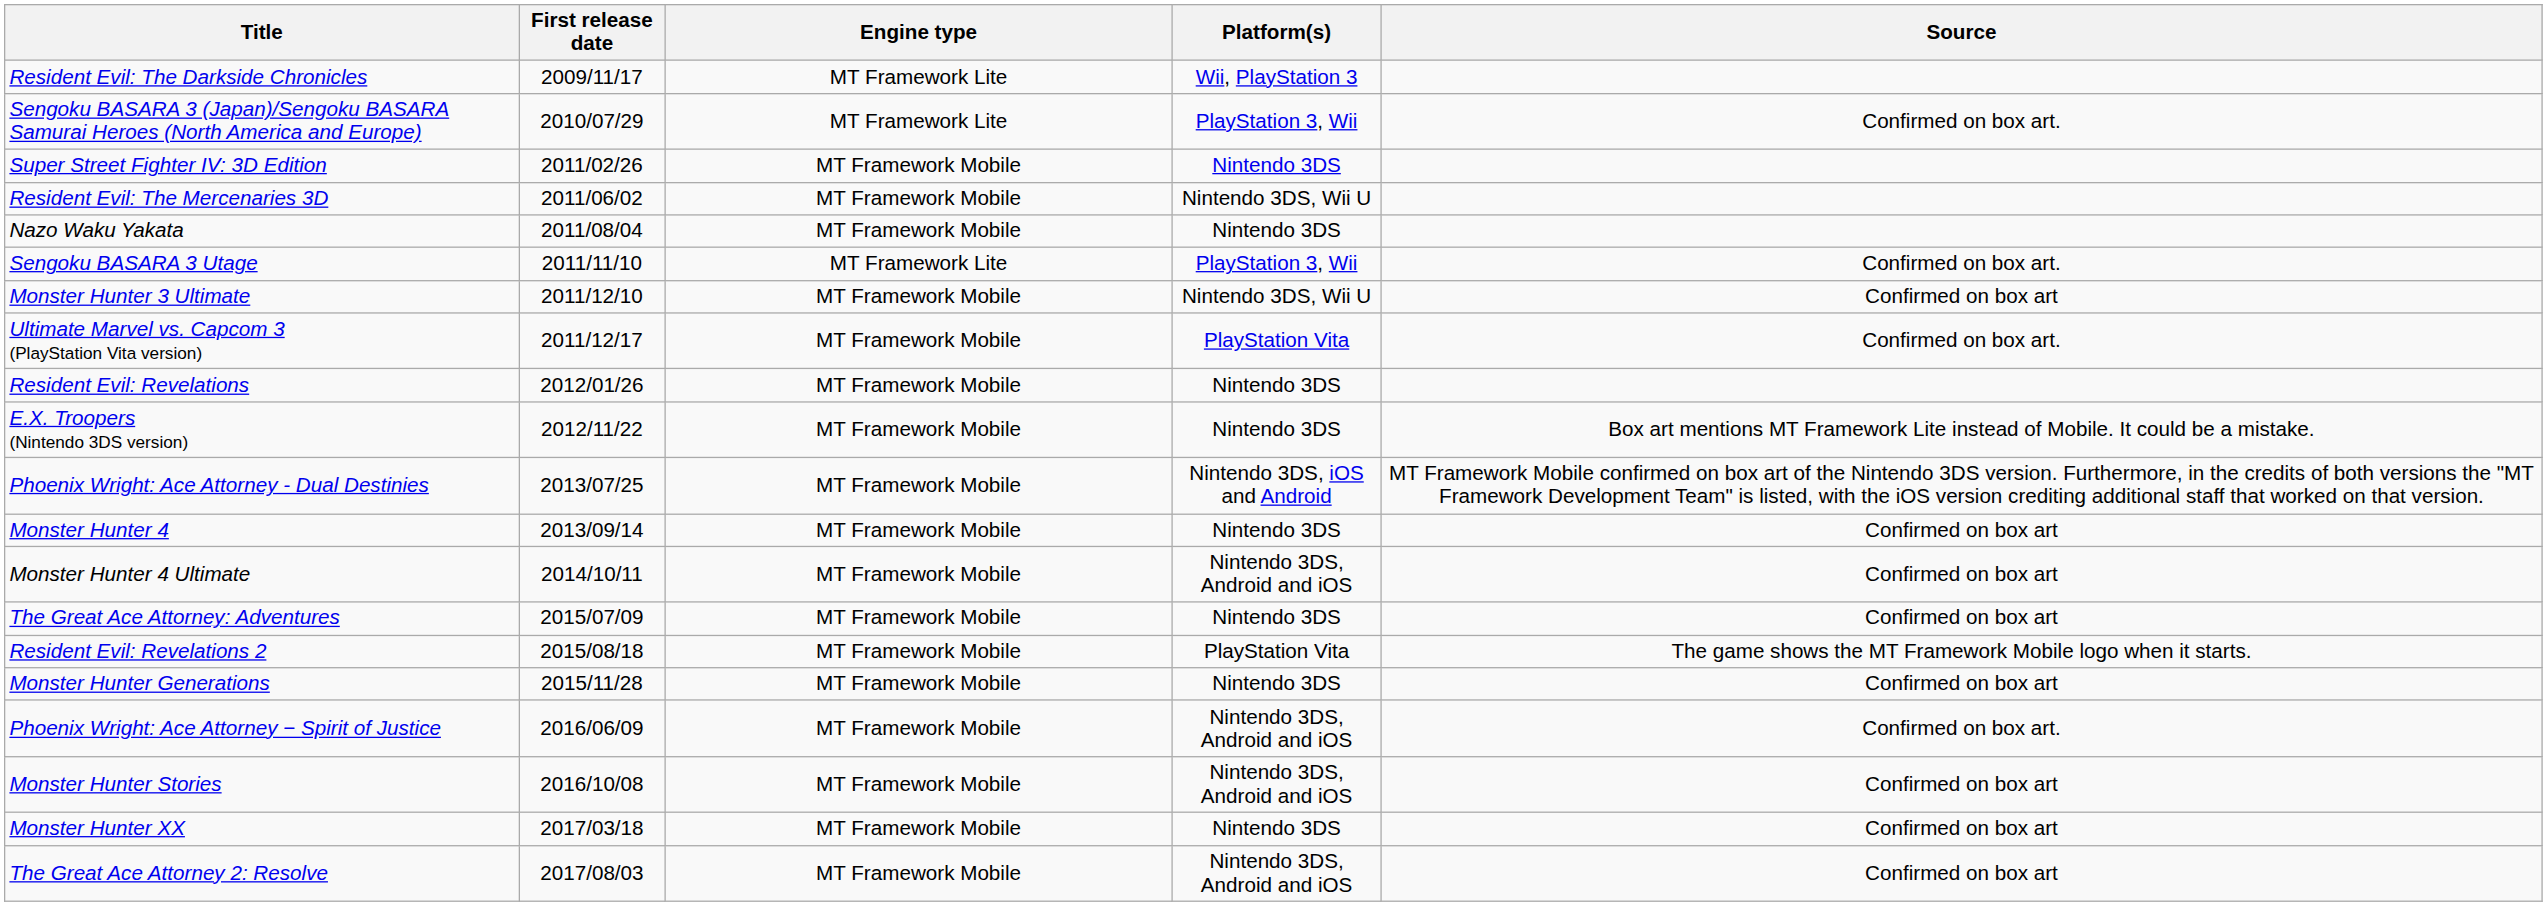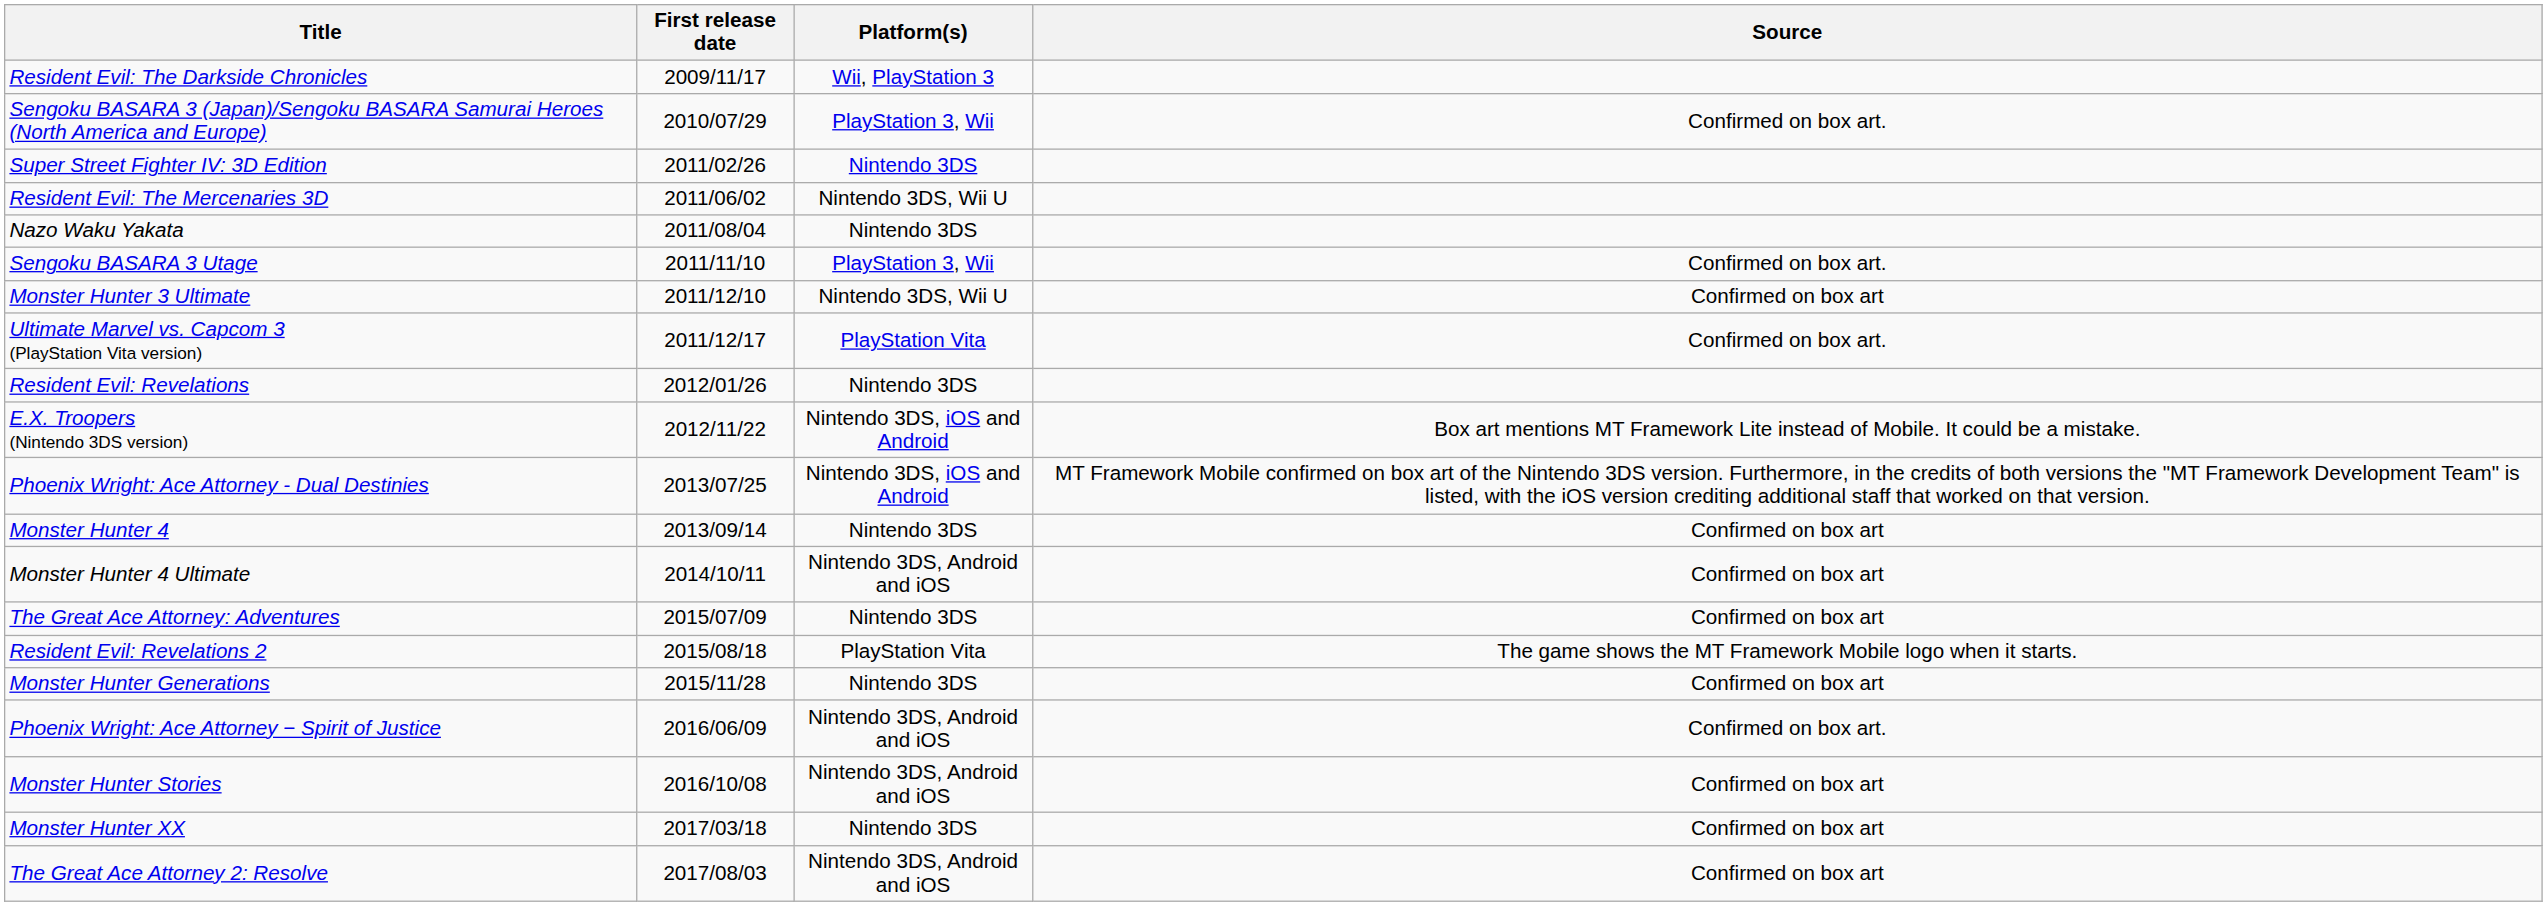- column: (919, 32)
(1277, 429) Nintendo 3DS -> (913, 429) Nintendo 3DS, iOS and Android
